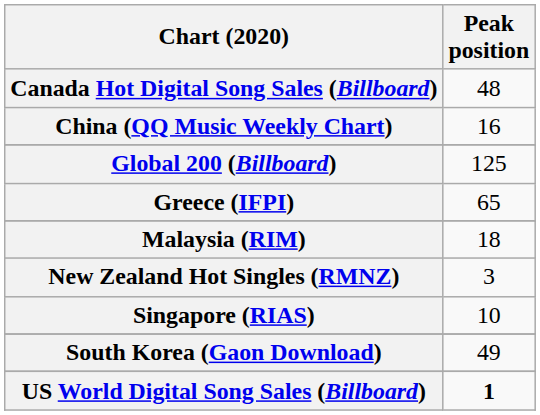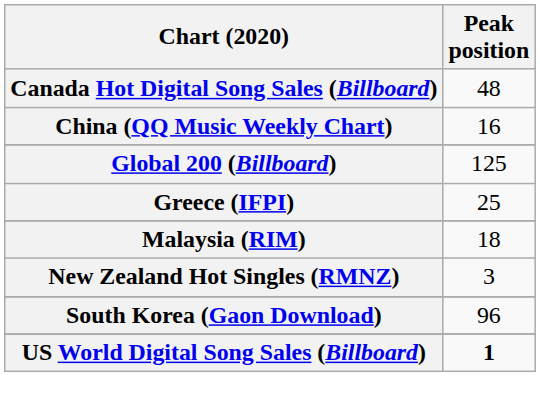(489, 201) 65 -> (489, 201) 25
- row: (224, 314)
(489, 352) 49 -> (489, 314) 96
